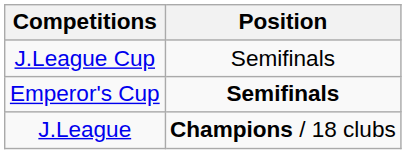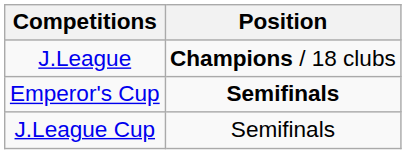rows swapped: (85, 129) <-> (85, 58)
